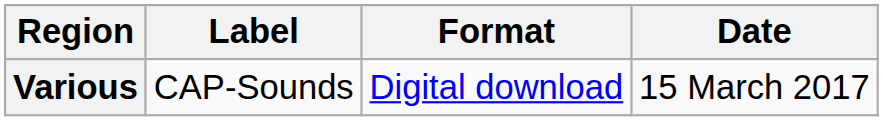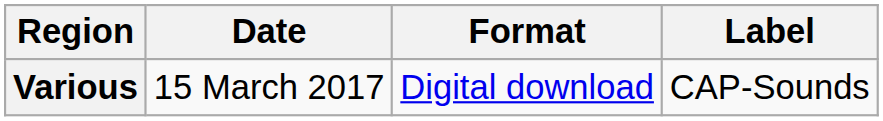columns swapped: (754, 31) <-> (254, 31)
